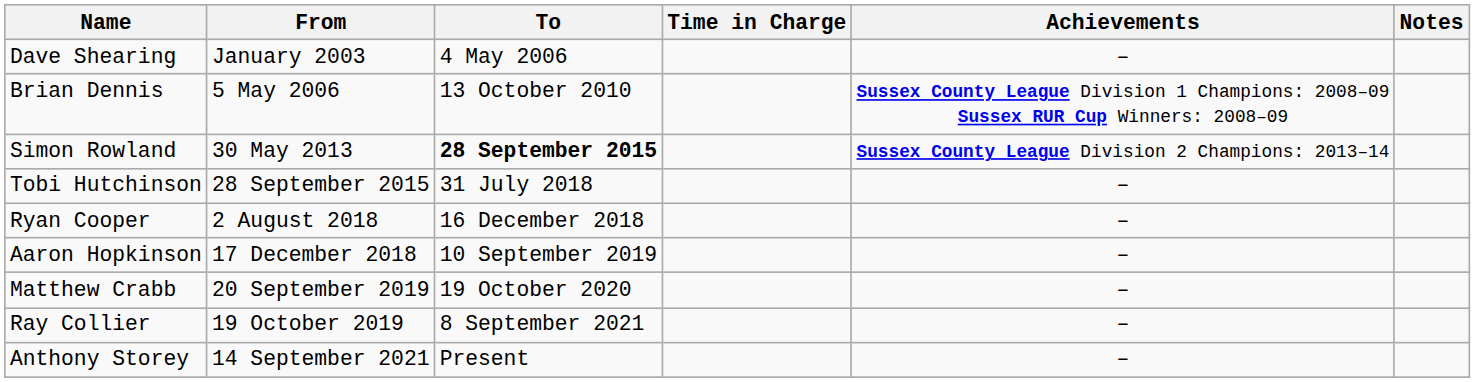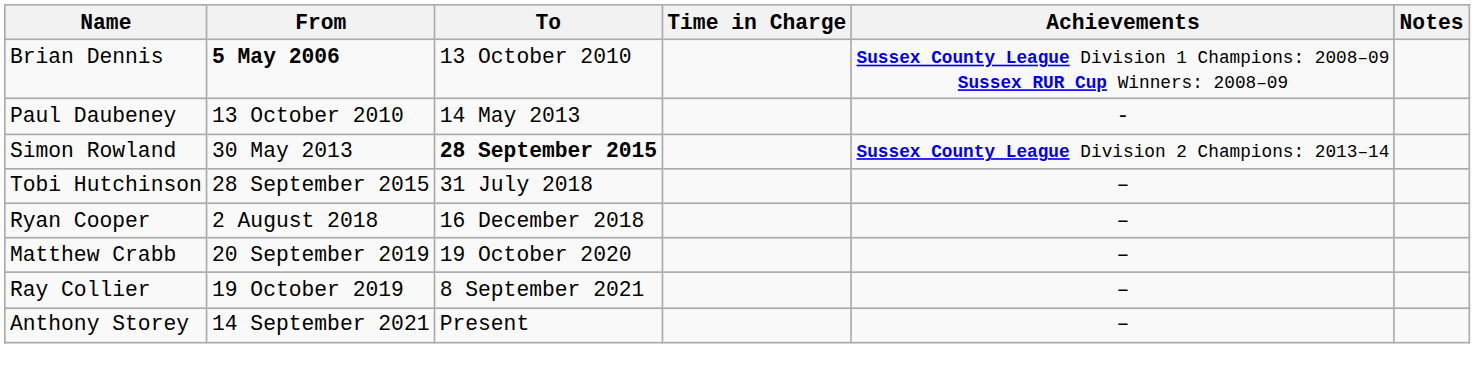- row: (93, 57)
(276, 92) normal -> (276, 57) bold
+ row: (93, 116)
- row: (106, 255)
